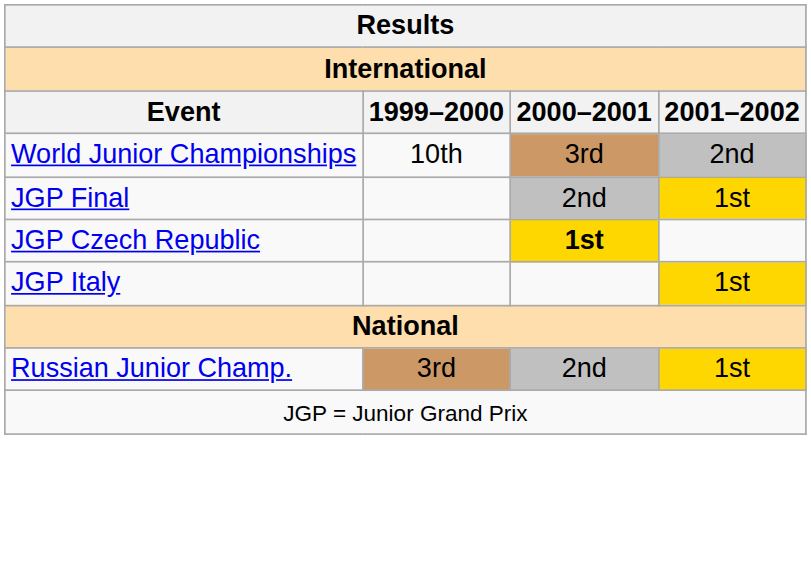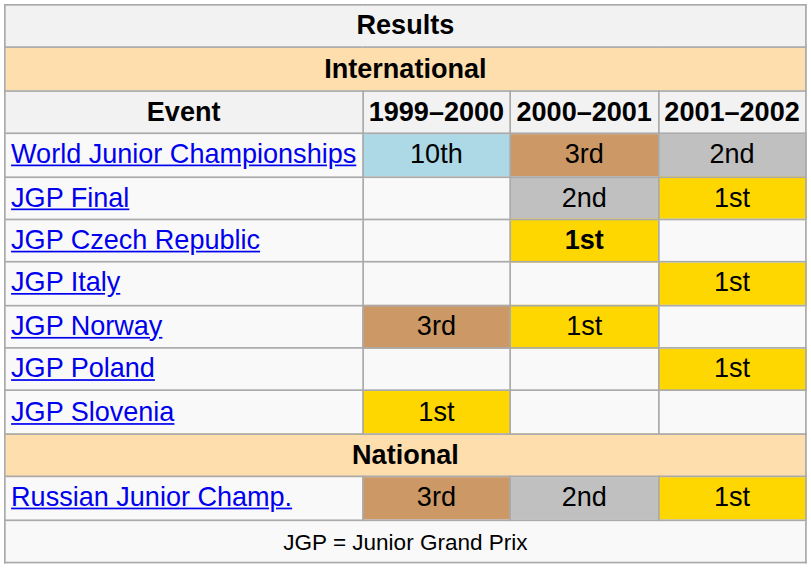(436, 154) no background -> (436, 154) lightblue background
+ row: (87, 326)
+ row: (83, 369)
+ row: (93, 411)
